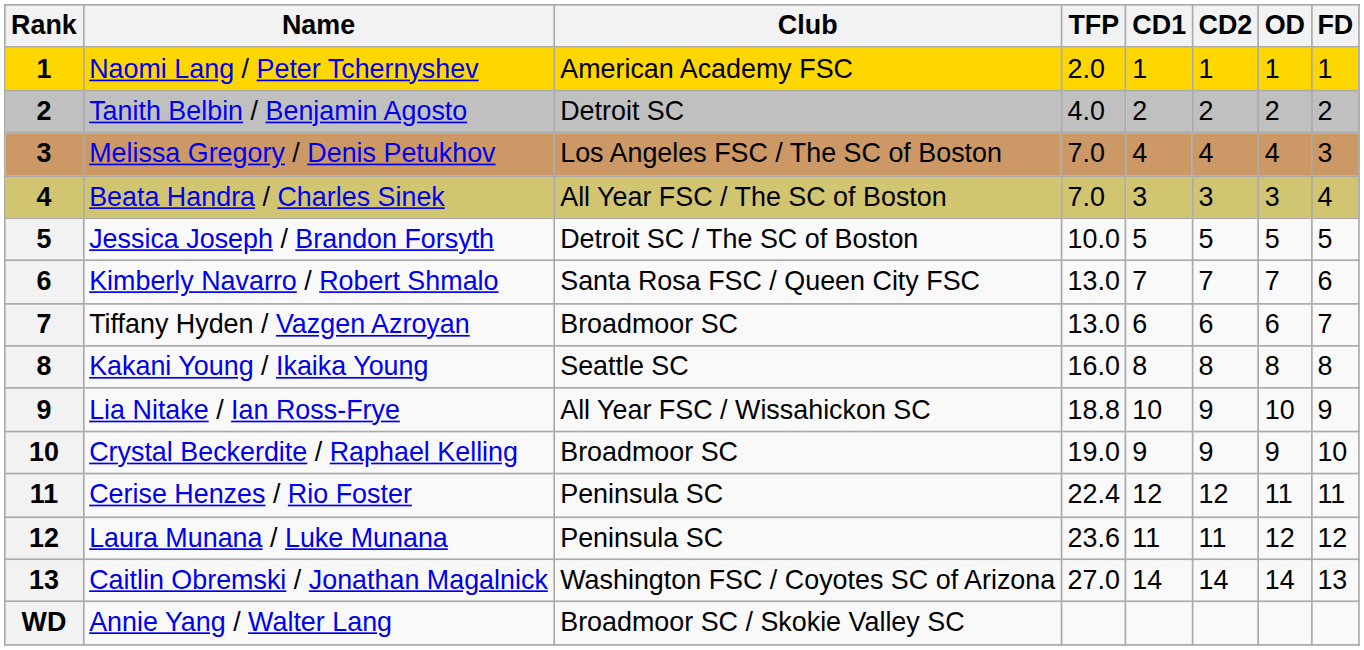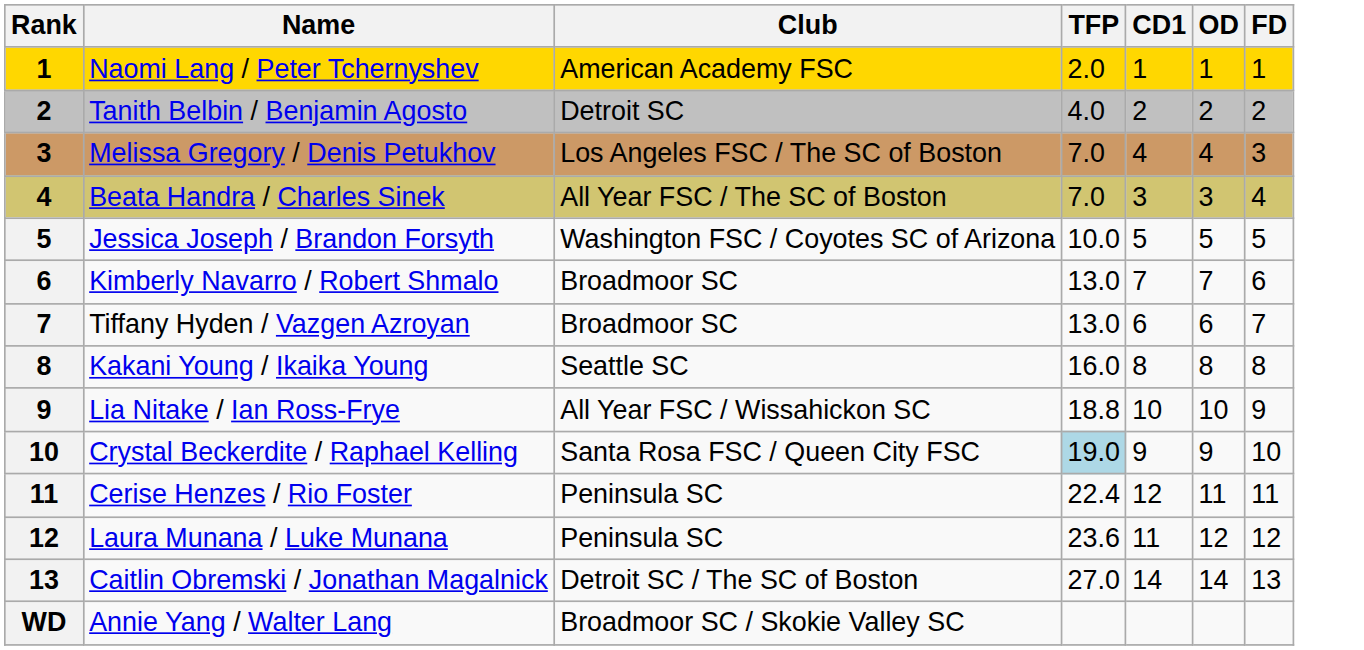- column: (1225, 25)
(739, 238) Detroit SC / The SC of Boston -> (808, 238) Washington FSC / Coyotes SC of Arizona
(770, 281) Santa Rosa FSC / Queen City FSC -> (649, 281) Broadmoor SC
(649, 452) Broadmoor SC -> (770, 452) Santa Rosa FSC / Queen City FSC
(1094, 452) no background -> (1094, 452) lightblue background
(808, 580) Washington FSC / Coyotes SC of Arizona -> (739, 580) Detroit SC / The SC of Boston
